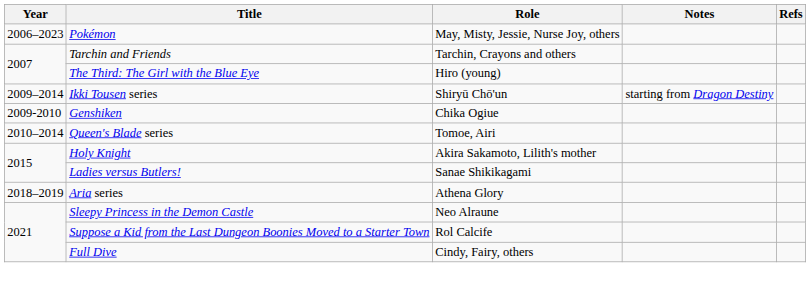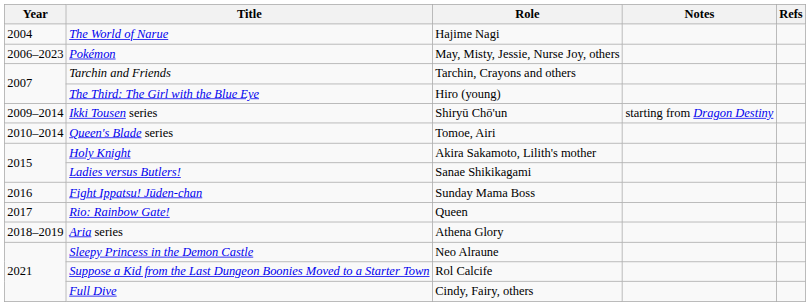+ row: (119, 34)
- row: (96, 113)
+ row: (136, 192)
+ row: (119, 212)
